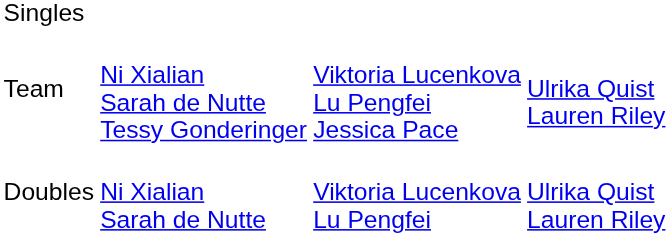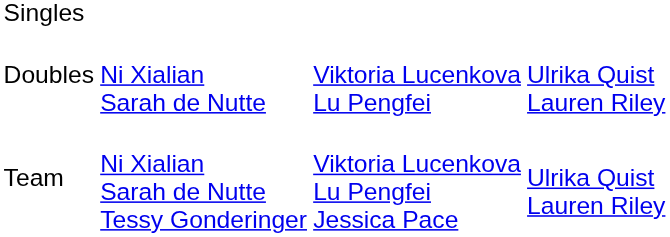rows swapped: (49, 191) <-> (34, 88)
